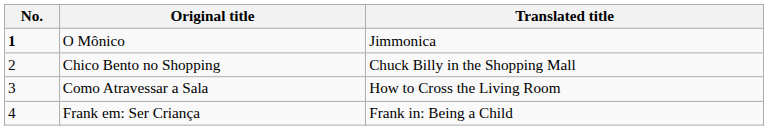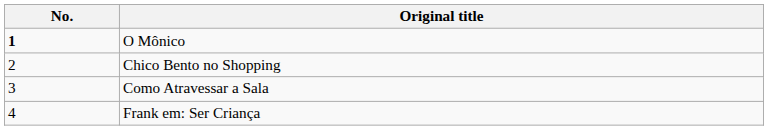- column: (565, 16)
